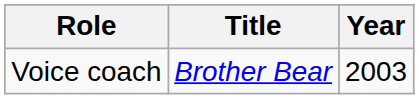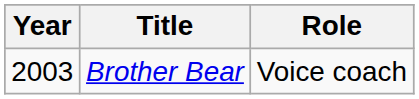columns swapped: (376, 26) <-> (86, 26)
